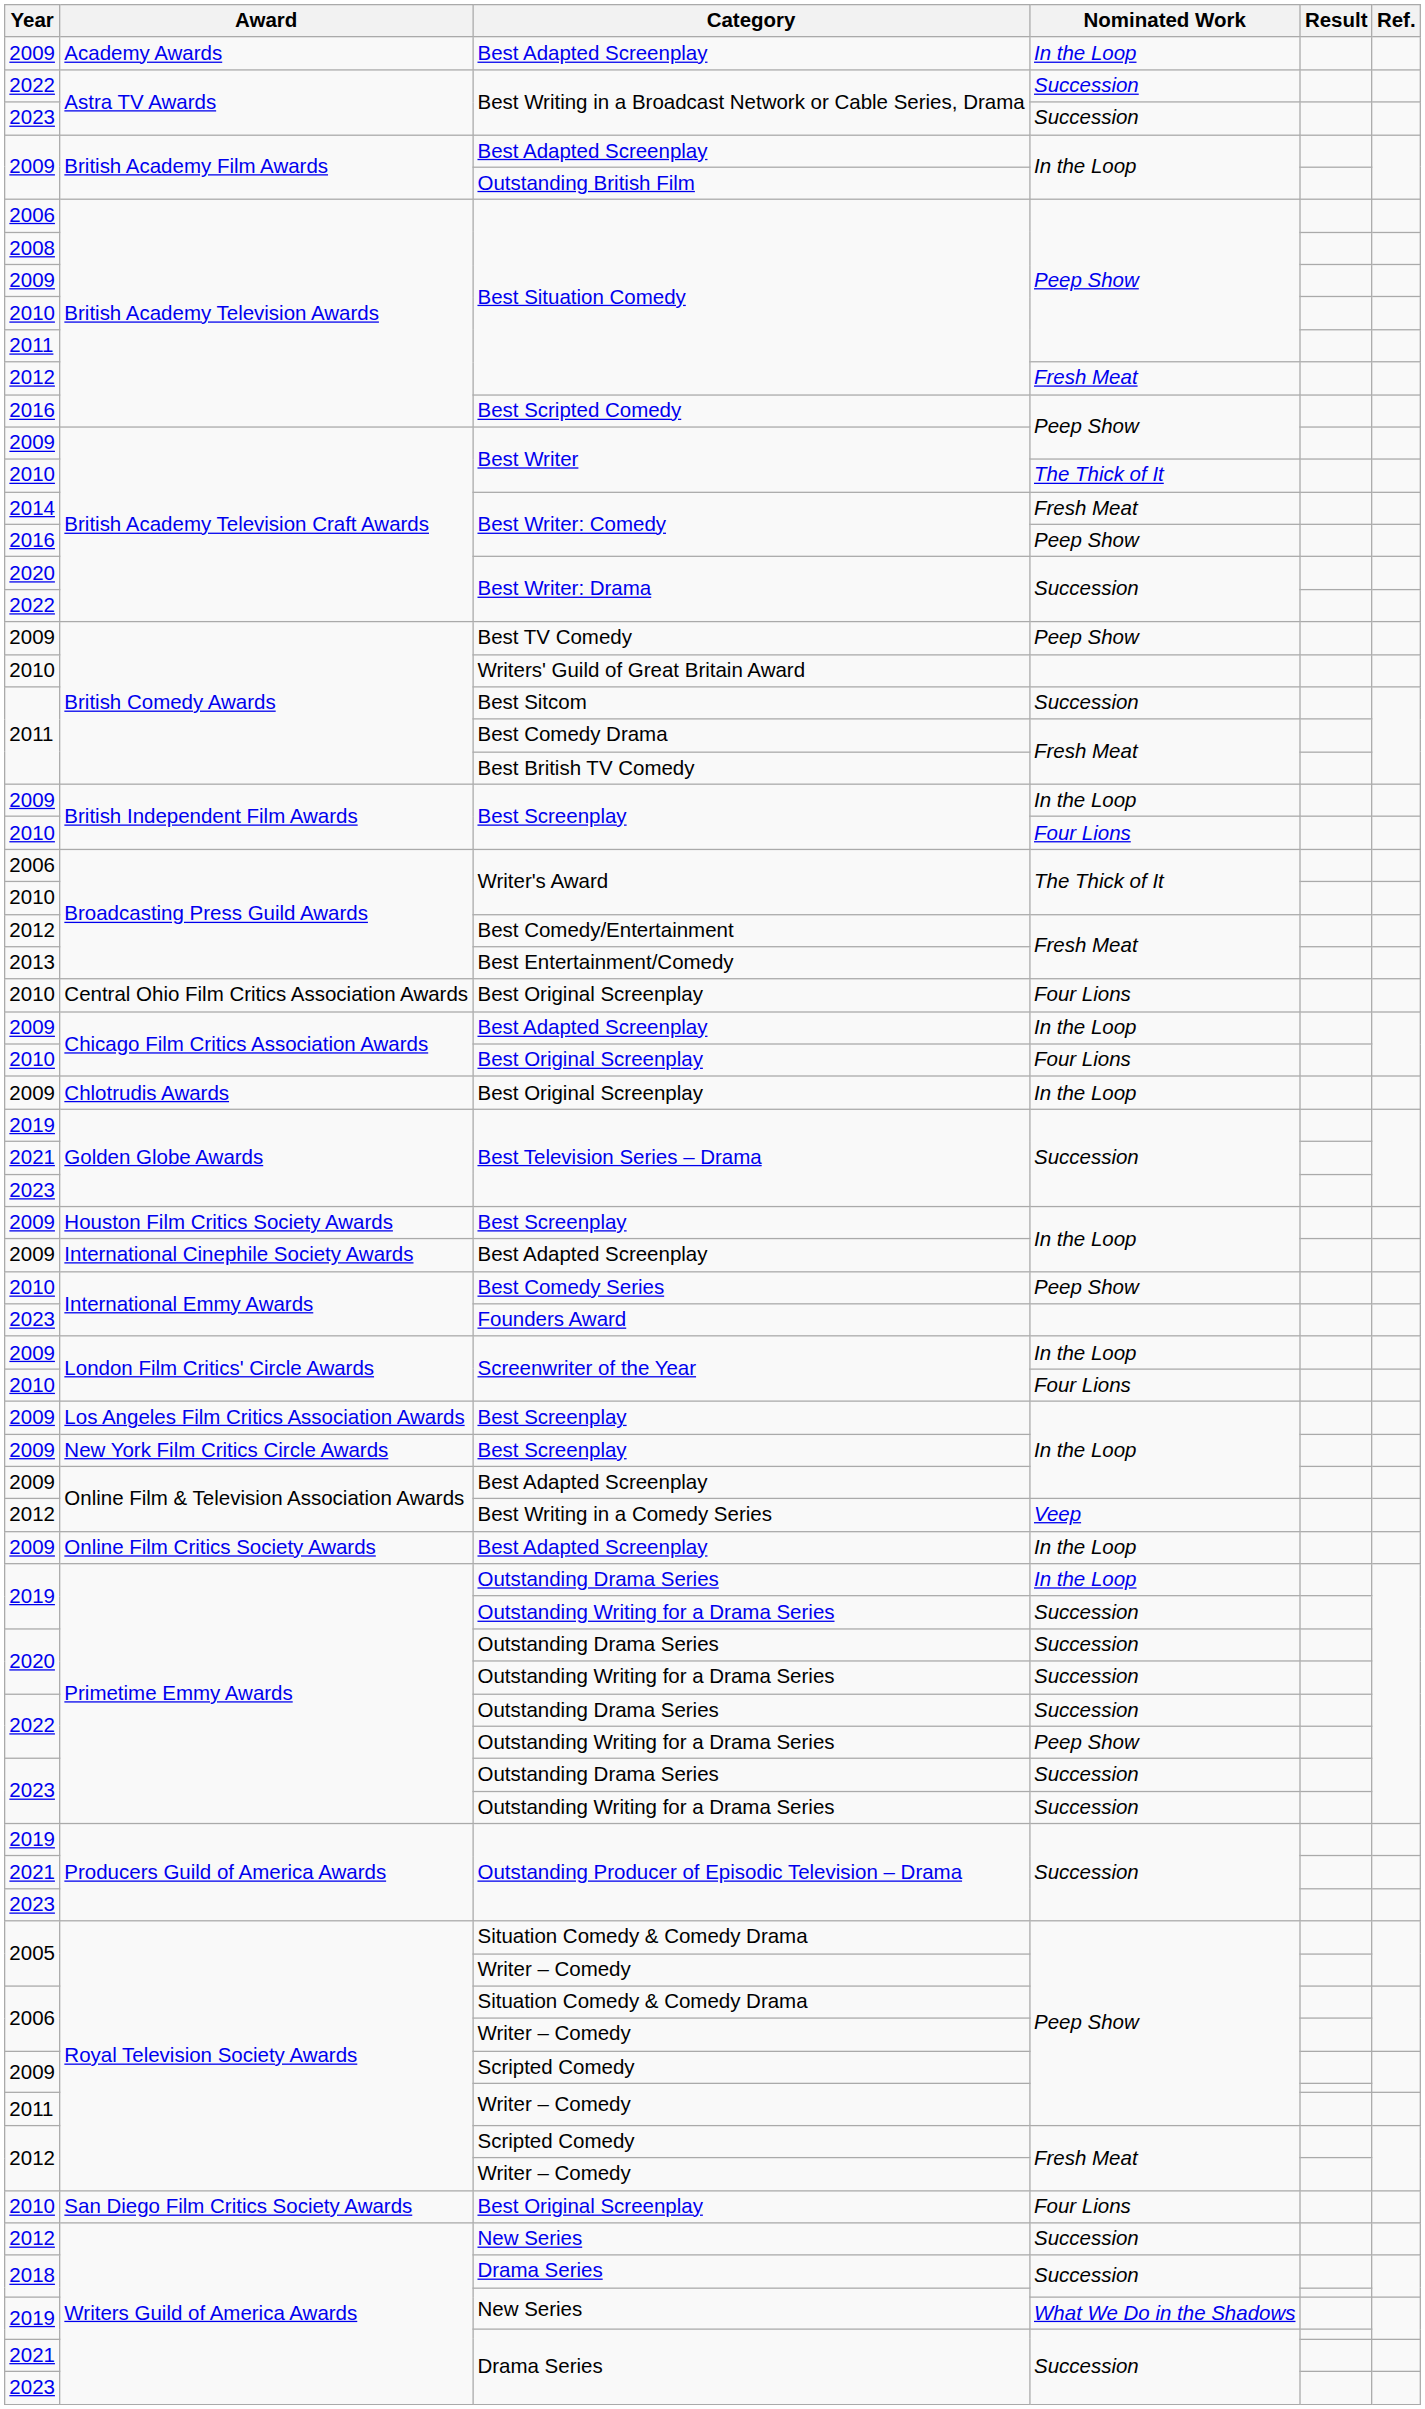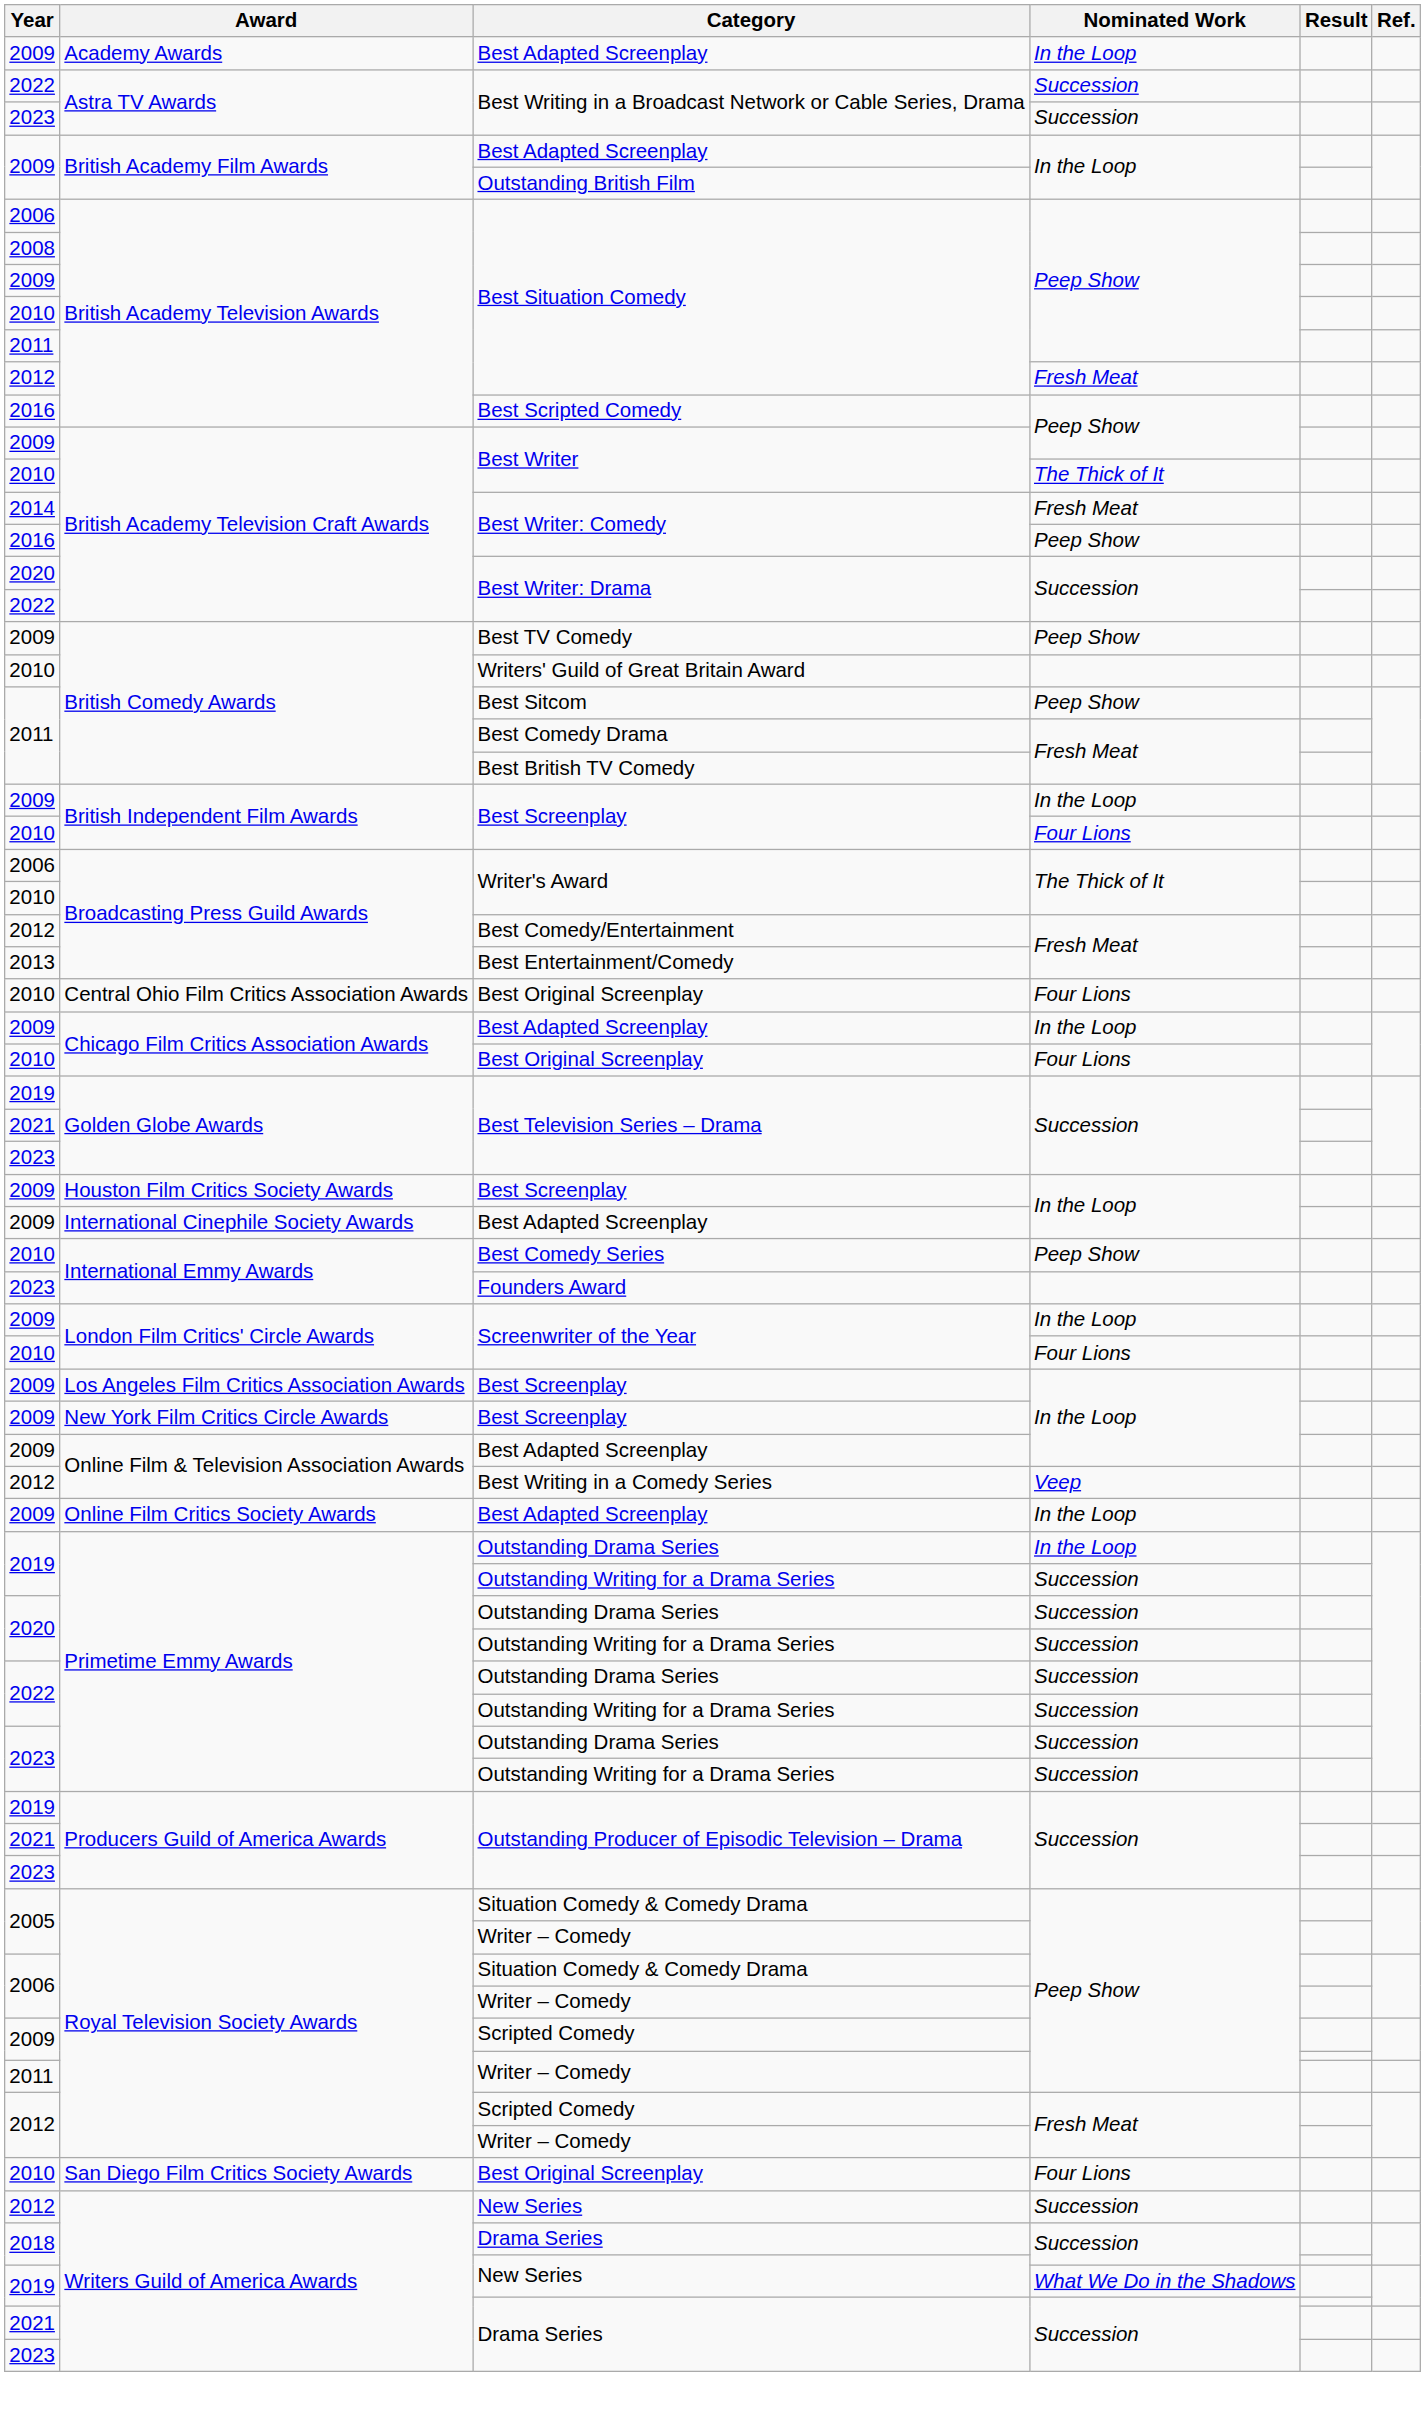(1086, 702) Succession -> (1086, 702) Peep Show
- row: (32, 1092)
(1086, 1742) Peep Show -> (1086, 1709) Succession
